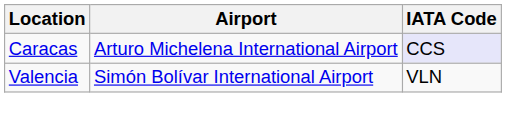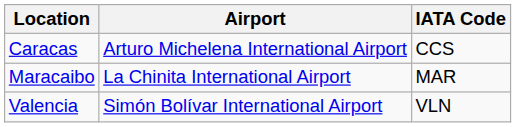(426, 48) lavender background -> (435, 48) no background
+ row: (52, 77)
